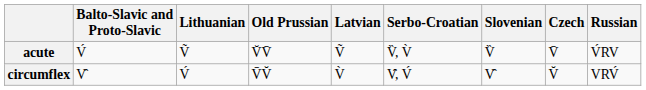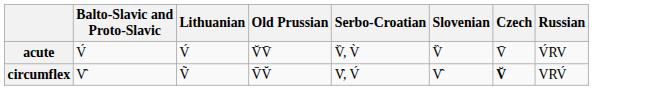- column: (358, 23)
(184, 52) Ṽ -> (184, 52) V́
(184, 74) V́ -> (184, 74) Ṽ
(553, 74) normal -> (501, 74) bold
